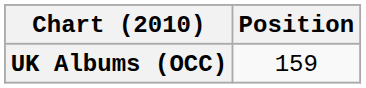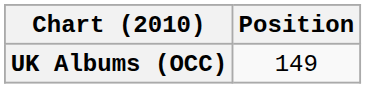(296, 64) 159 -> (296, 64) 149
